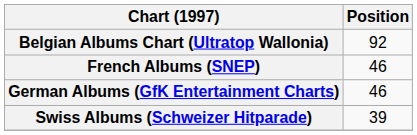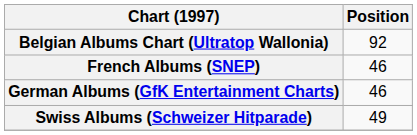(378, 117) 39 -> (378, 117) 49
